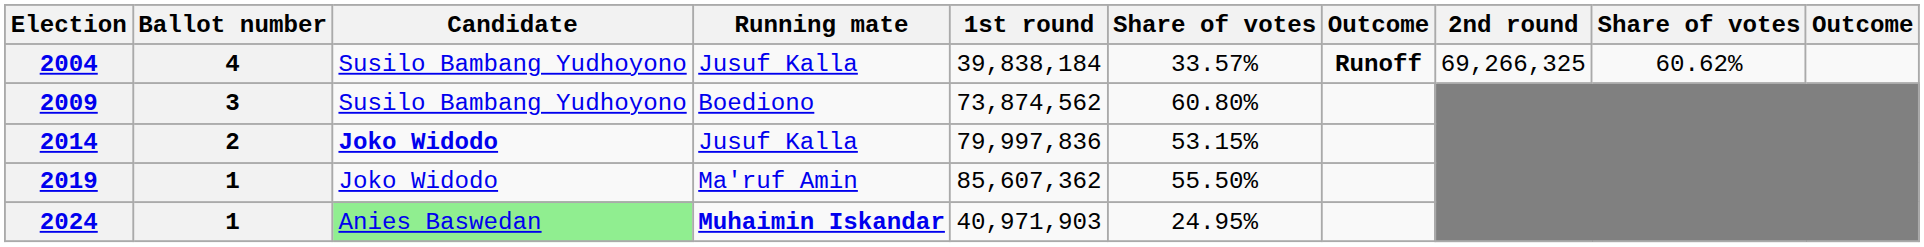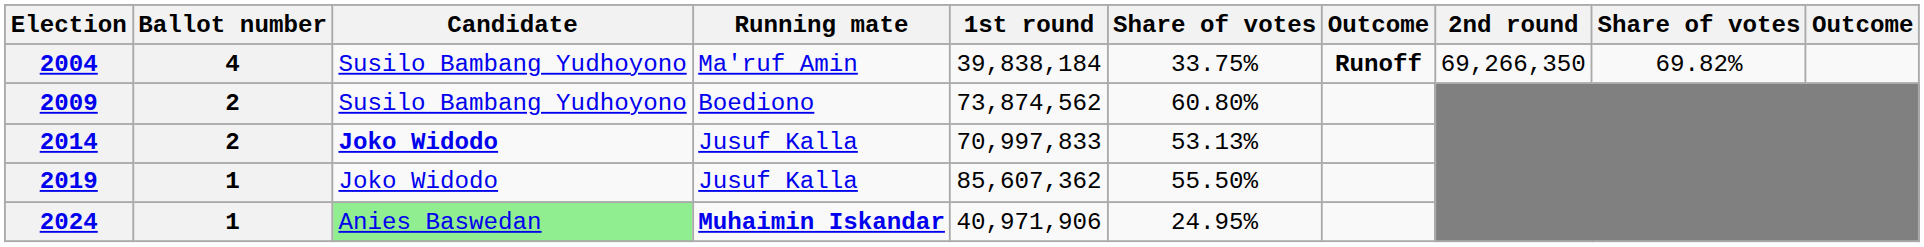(778, 64) Jusuf Kalla -> (778, 64) Ma'ruf Amin
(1215, 64) 33.57% -> (1215, 64) 33.75%
(1513, 64) 69,266,325 -> (1513, 64) 69,266,350
(1699, 64) 60.62% -> (1699, 64) 69.82%
(233, 103) 3 -> (233, 103) 2
(1029, 143) 79,997,836 -> (1029, 143) 70,997,833
(1215, 143) 53.15% -> (1215, 143) 53.13%
(778, 182) Ma'ruf Amin -> (778, 182) Jusuf Kalla
(1029, 222) 40,971,903 -> (1029, 222) 40,971,906
